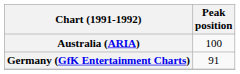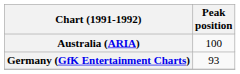(214, 60) 91 -> (214, 60) 93
